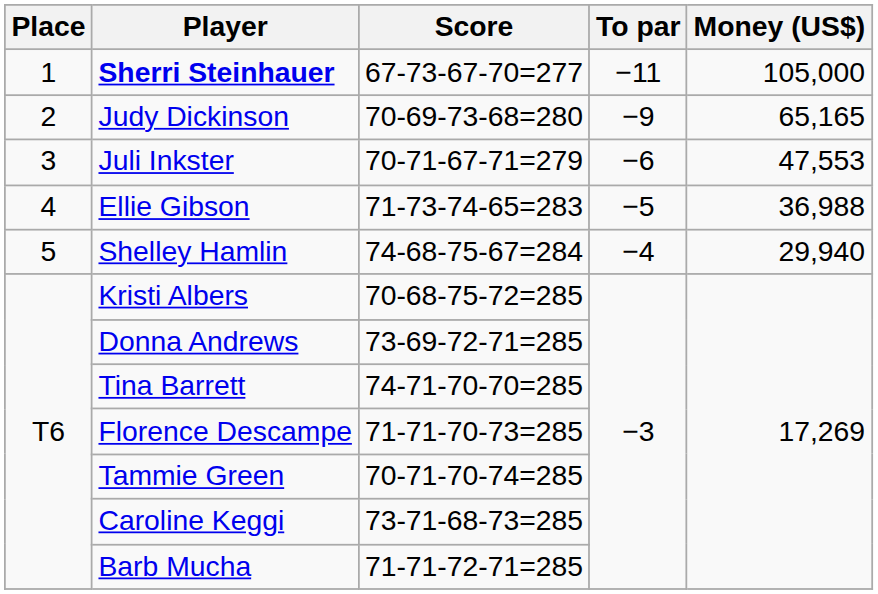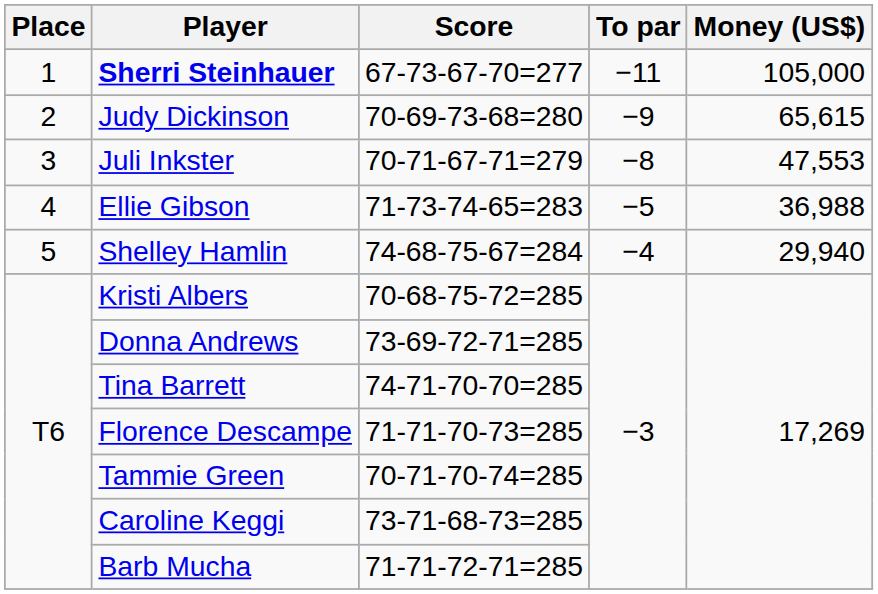(822, 116) 65,165 -> (822, 116) 65,615
(638, 161) −6 -> (638, 161) −8
